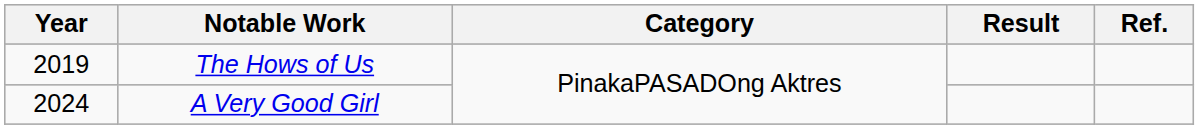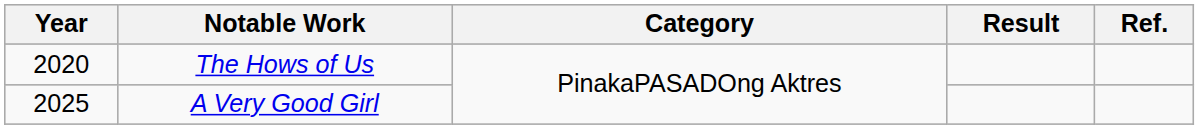(61, 64) 2019 -> (61, 64) 2020
(61, 104) 2024 -> (61, 104) 2025
